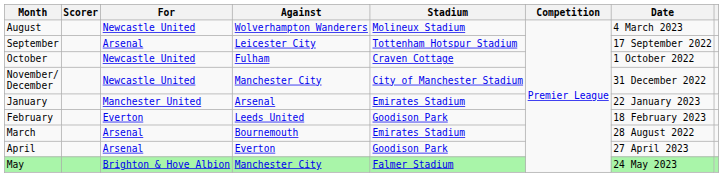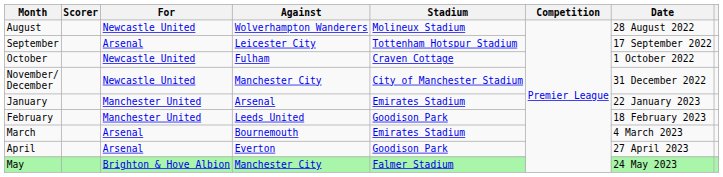(648, 28) 4 March 2023 -> (654, 28) 28 August 2022
(123, 117) Everton -> (152, 117) Manchester United
(654, 133) 28 August 2022 -> (648, 133) 4 March 2023
